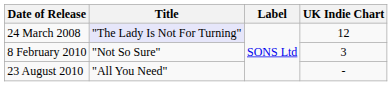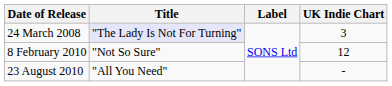(344, 33) 12 -> (344, 33) 3
(344, 52) 3 -> (344, 52) 12
